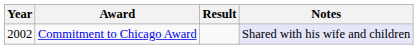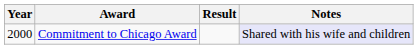(20, 34) 2002 -> (20, 34) 2000
